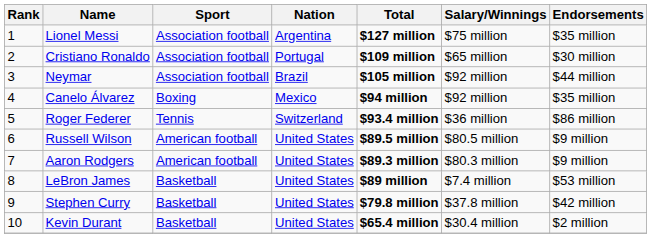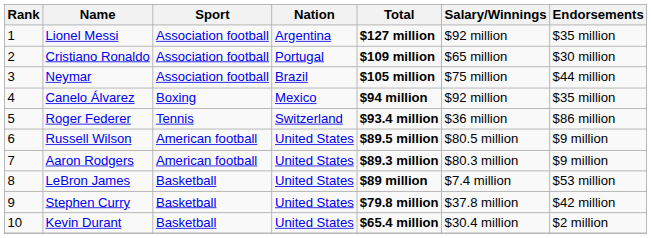(476, 35) $75 million -> (476, 35) $92 million
(476, 77) $92 million -> (476, 77) $75 million
